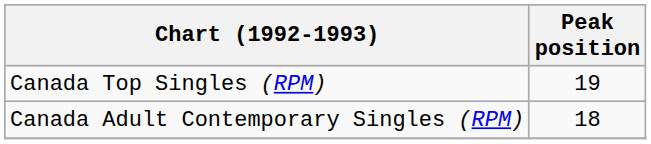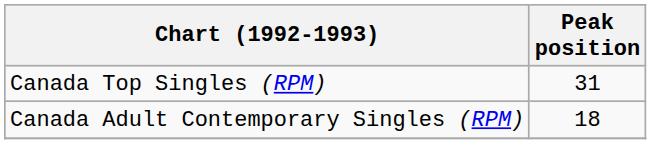(588, 84) 19 -> (588, 84) 31
